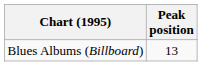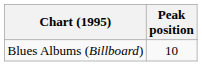(172, 50) 13 -> (172, 50) 10
